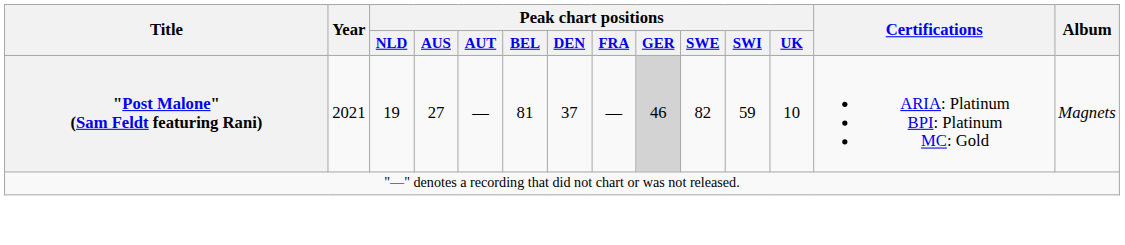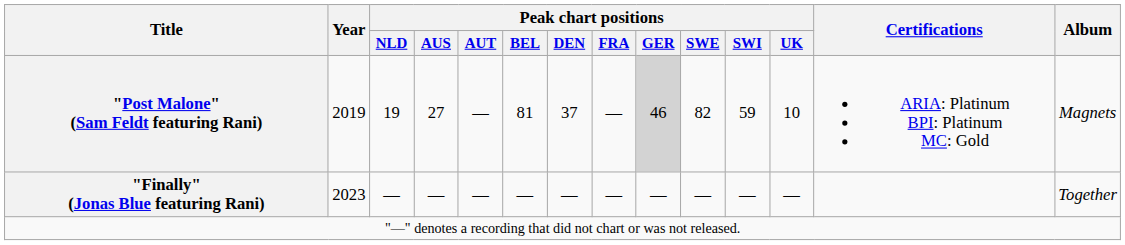(349, 113) 2021 -> (349, 113) 2019
+ row: (166, 193)
